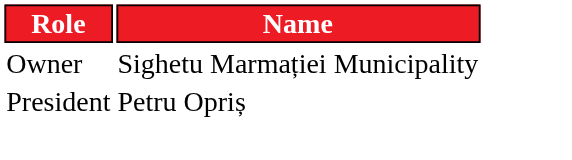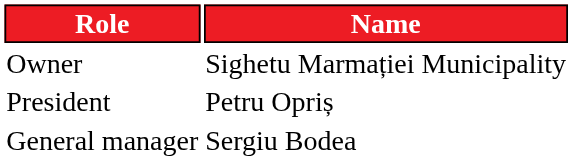+ row: (102, 140)
